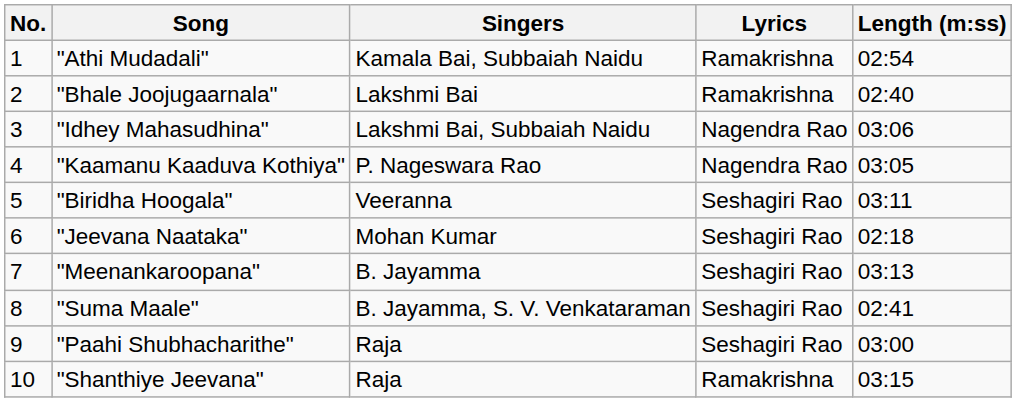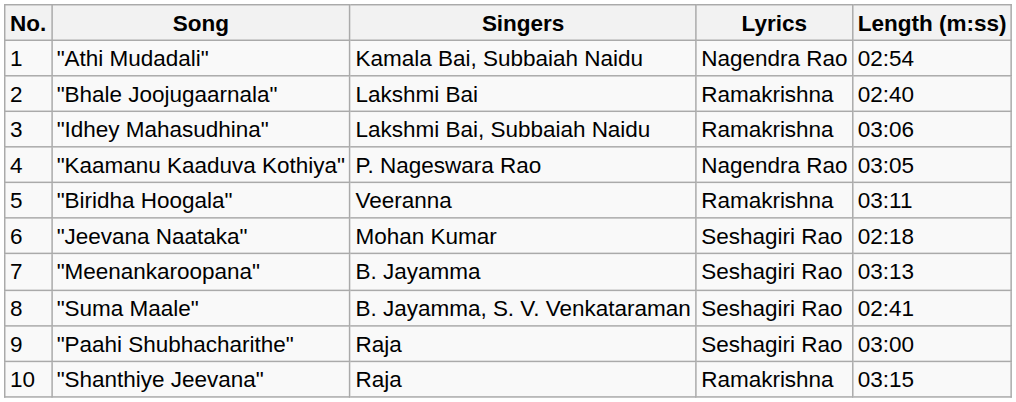(767, 58) Ramakrishna -> (774, 58) Nagendra Rao
(774, 130) Nagendra Rao -> (767, 130) Ramakrishna
(772, 201) Seshagiri Rao -> (767, 201) Ramakrishna
